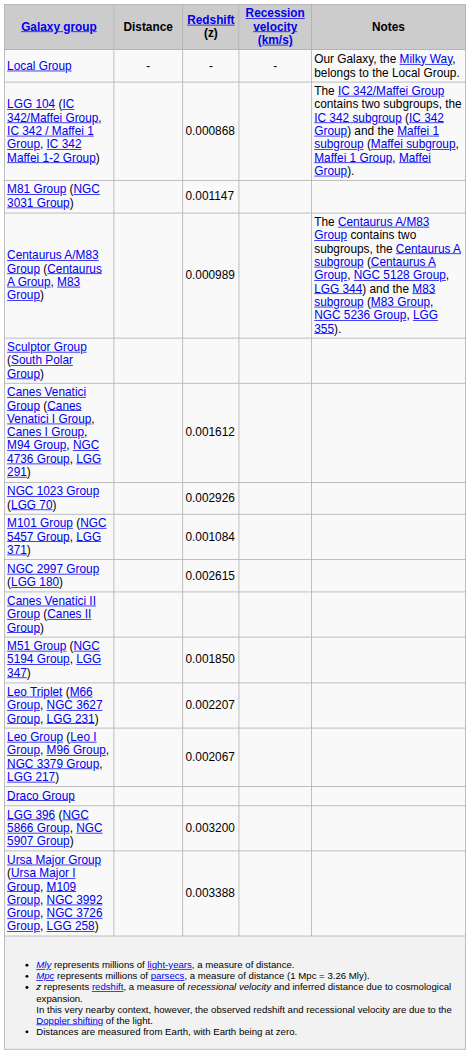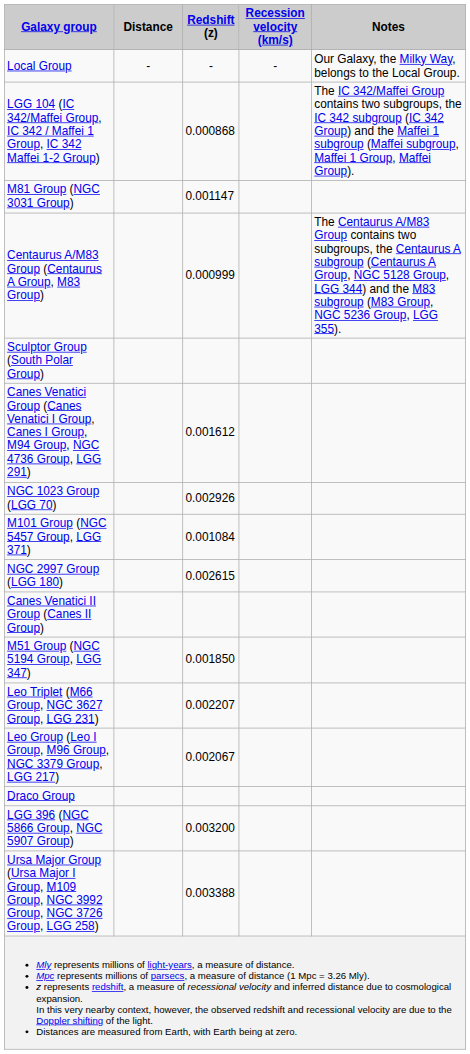(210, 275) 0.000989 -> (210, 275) 0.000999
